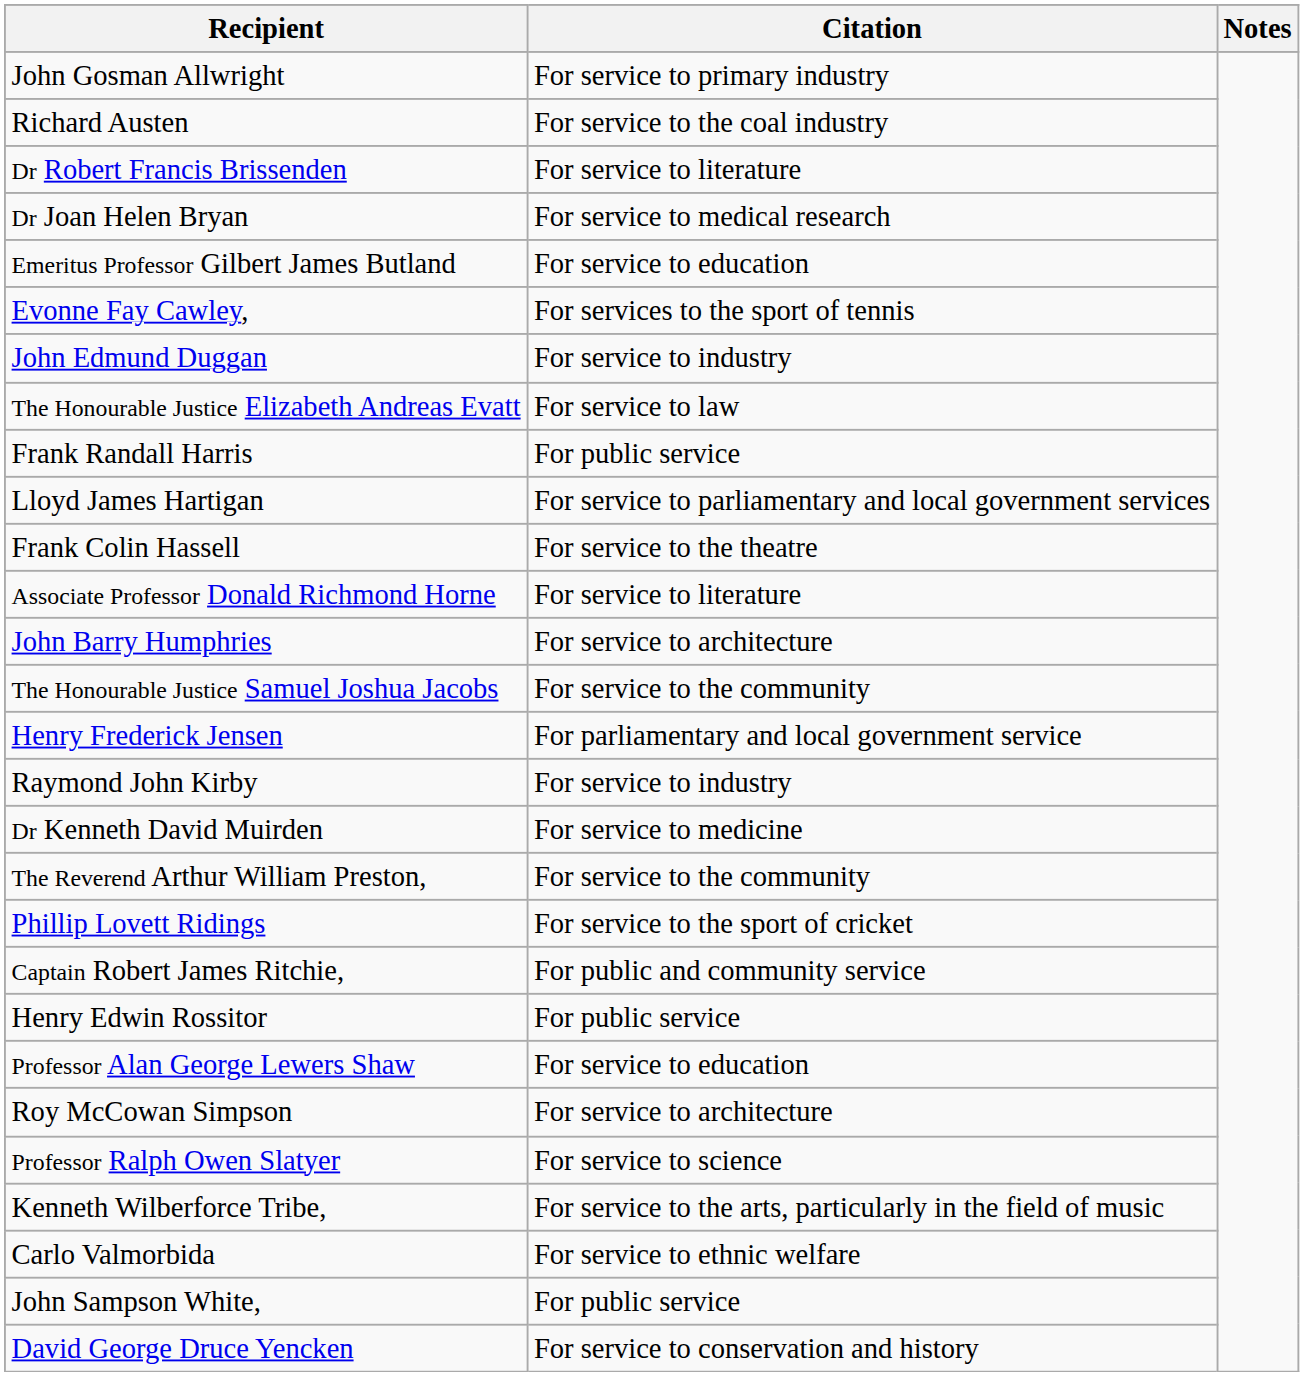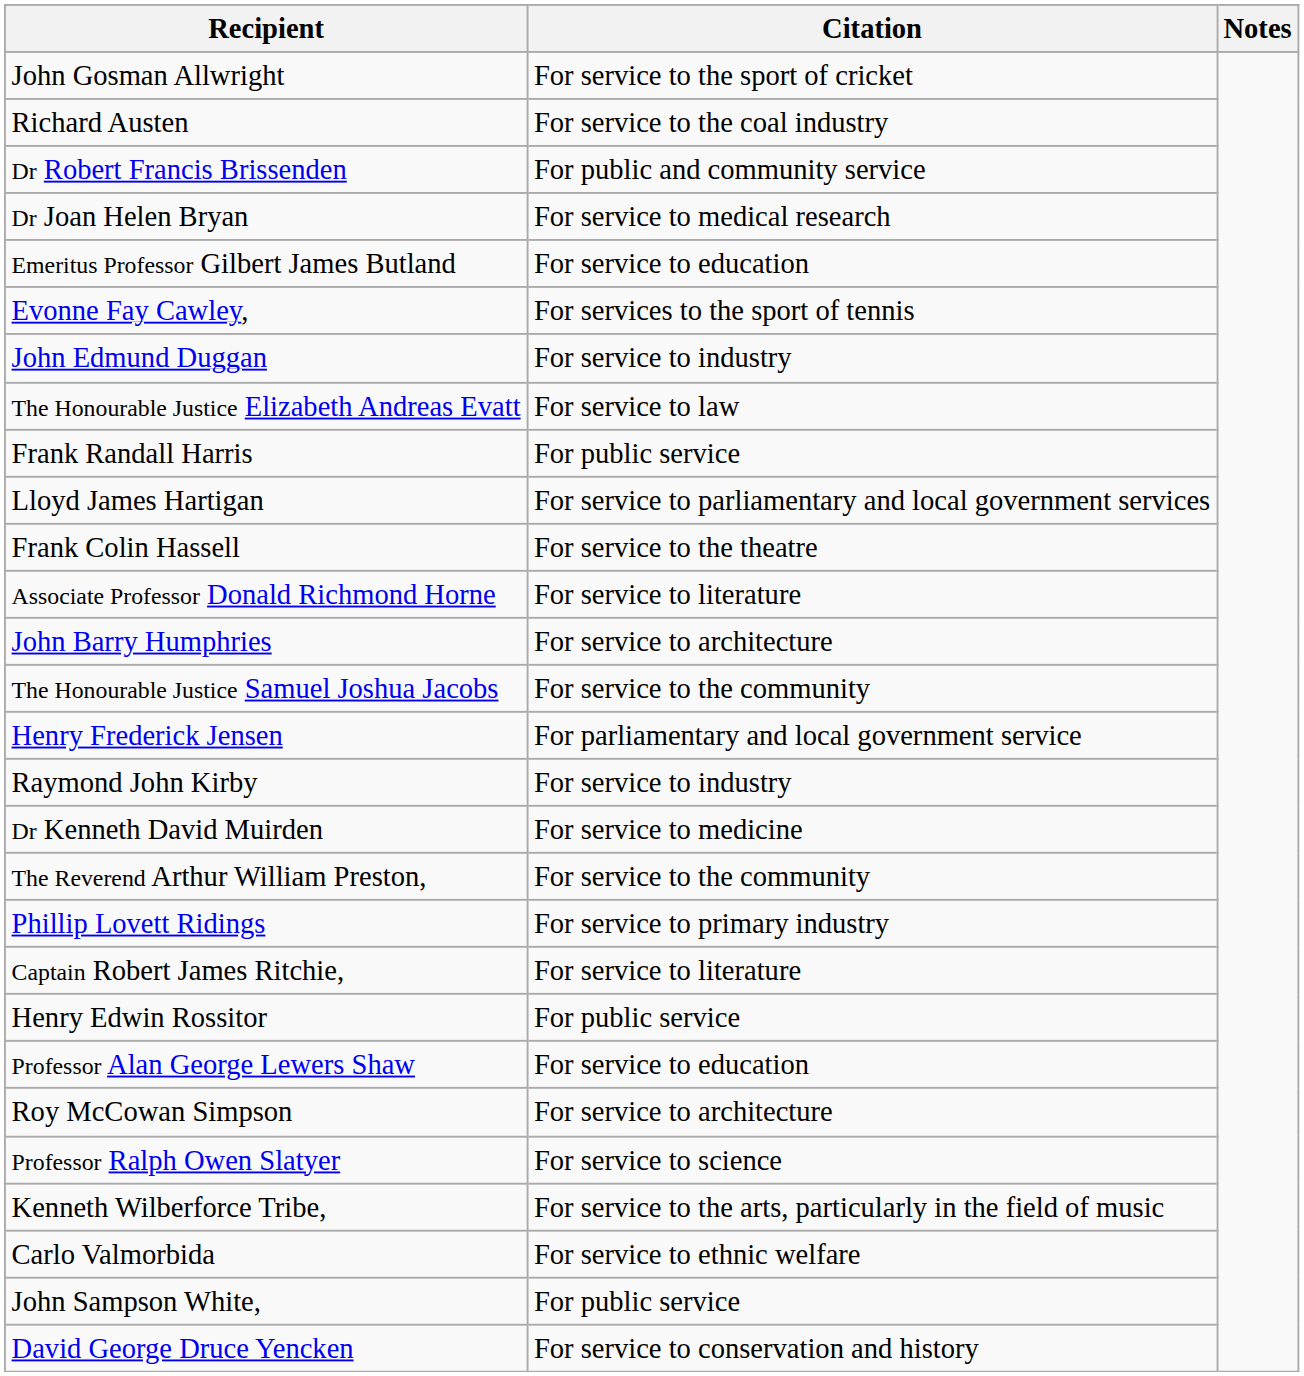(712, 75) For service to primary industry -> (723, 75) For service to the sport of cricket
(667, 169) For service to literature -> (730, 169) For public and community service
(723, 923) For service to the sport of cricket -> (712, 923) For service to primary industry
(730, 970) For public and community service -> (667, 970) For service to literature
